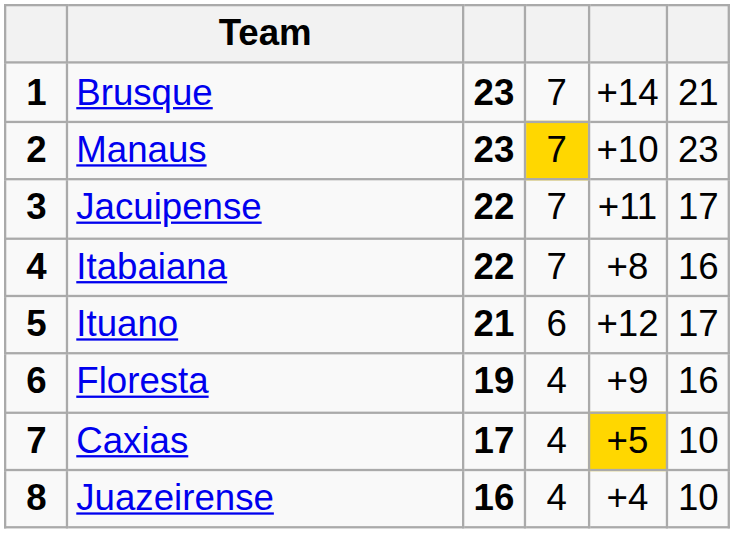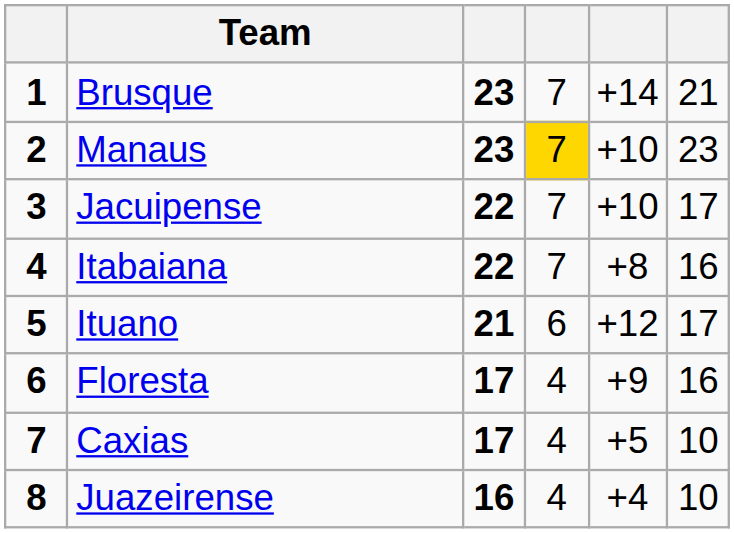(627, 207) +11 -> (627, 207) +10
(494, 382) 19 -> (494, 382) 17
(627, 440) gold background -> (627, 440) no background
